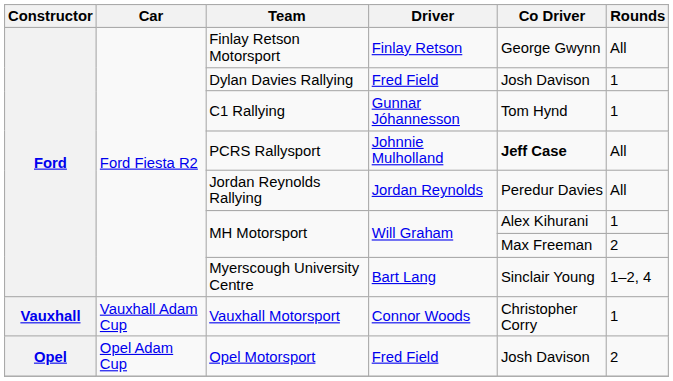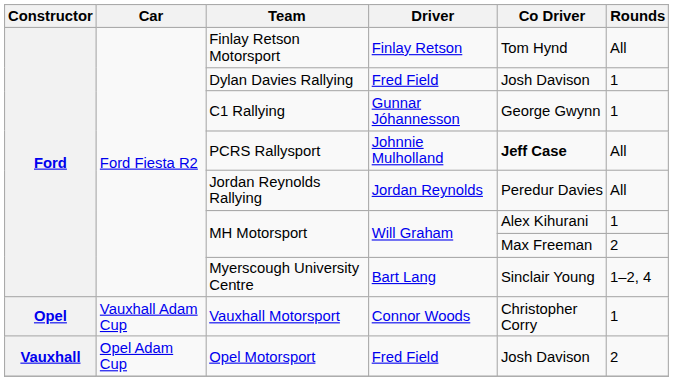(551, 47) George Gwynn -> (534, 47) Tom Hynd
(534, 110) Tom Hynd -> (551, 110) George Gwynn
(50, 316) Vauxhall -> (50, 316) Opel
(50, 356) Opel -> (50, 356) Vauxhall
